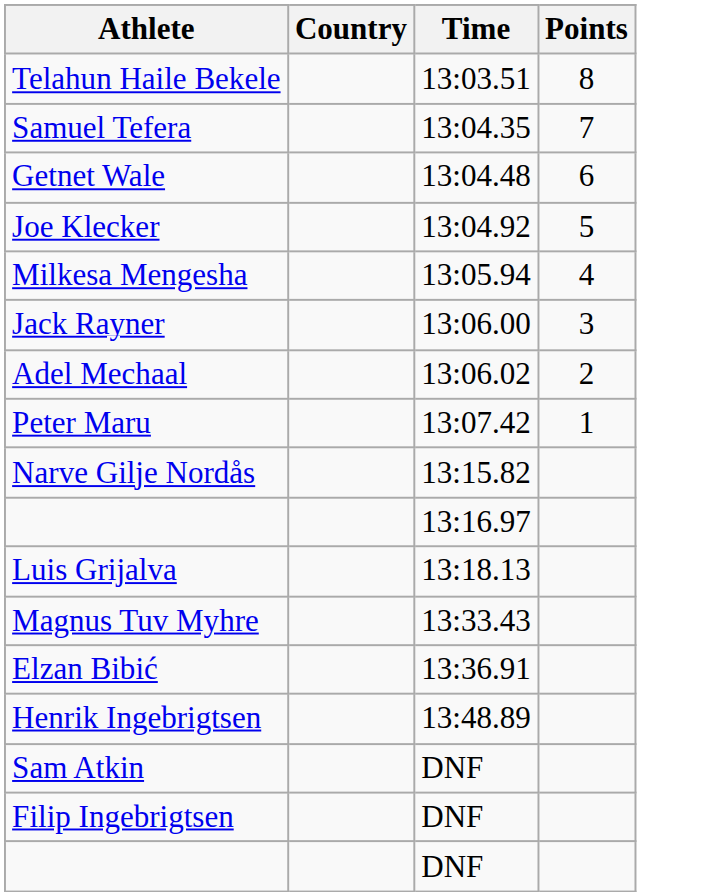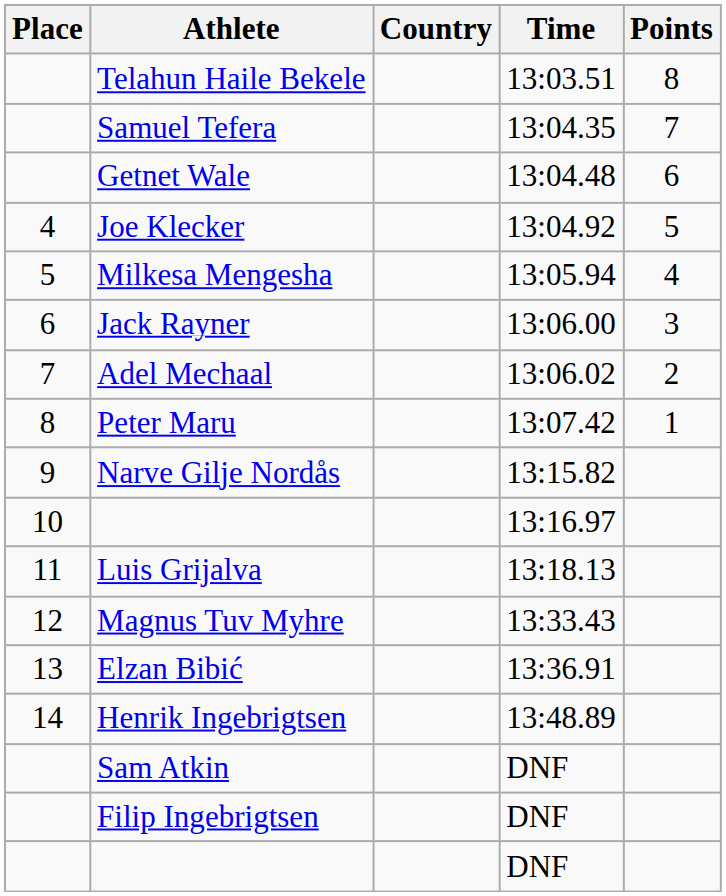+ column: (47, 29)
